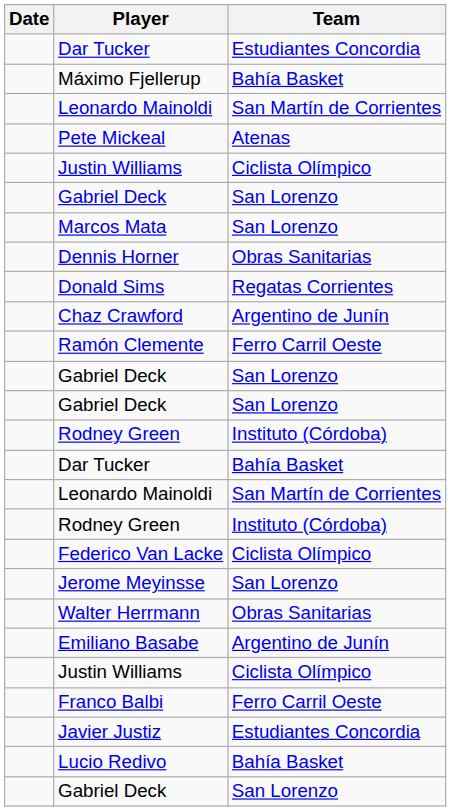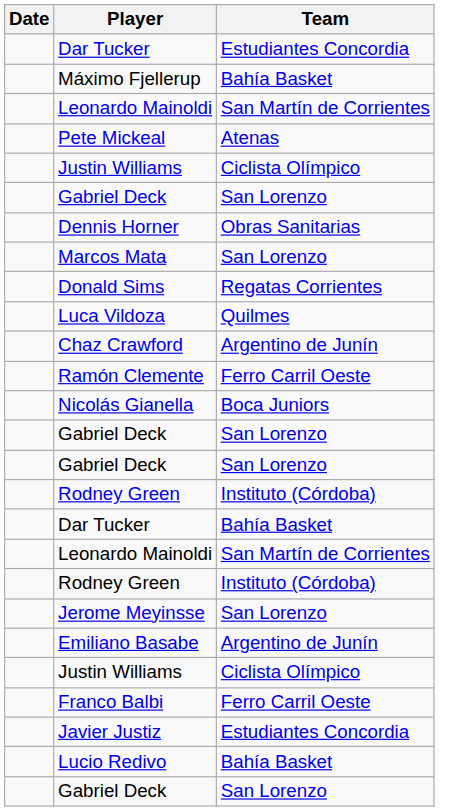rows swapped: (118, 256) <-> (112, 227)
+ row: (112, 316)
+ row: (126, 405)
- row: (141, 553)
- row: (129, 613)
